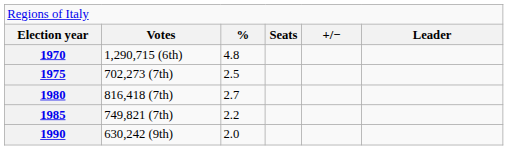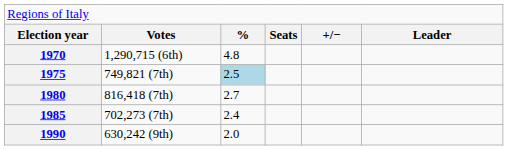(139, 74) 702,273 (7th) -> (139, 74) 749,821 (7th)
(231, 74) no background -> (231, 74) lightblue background
(139, 114) 749,821 (7th) -> (139, 114) 702,273 (7th)
(231, 114) 2.2 -> (231, 114) 2.4
